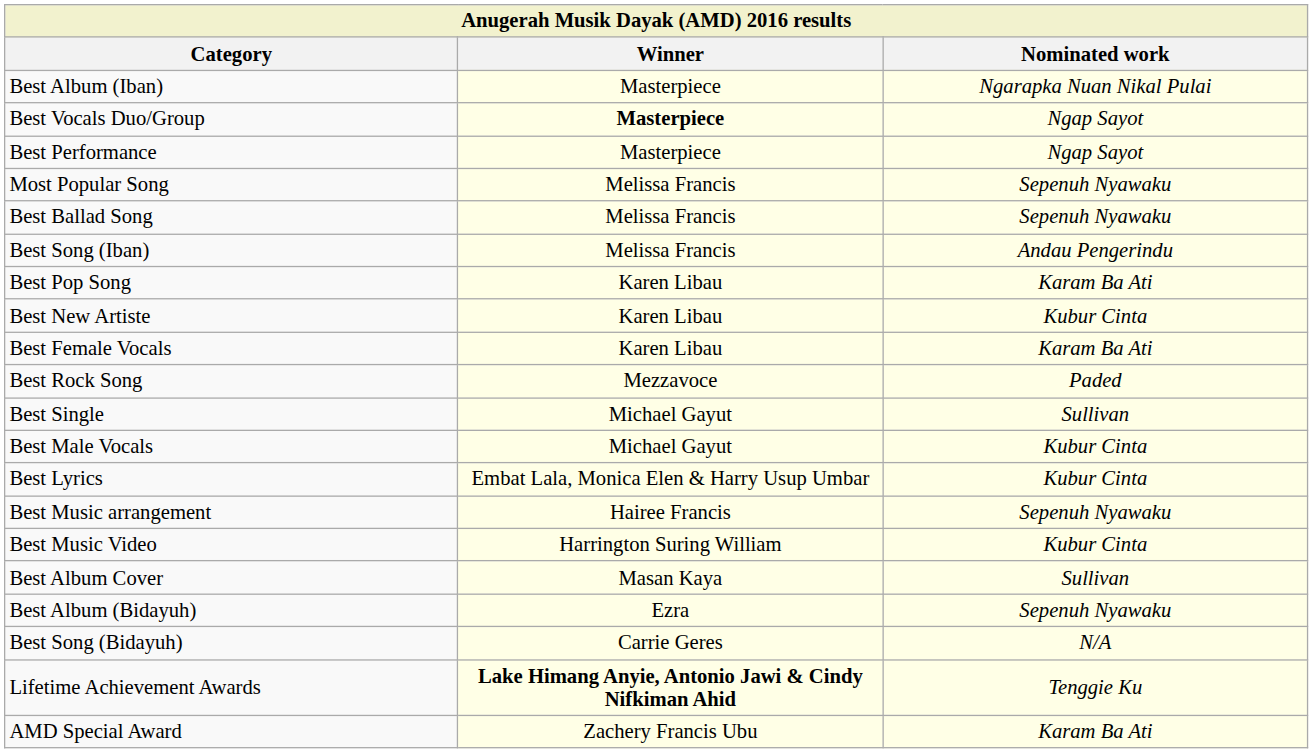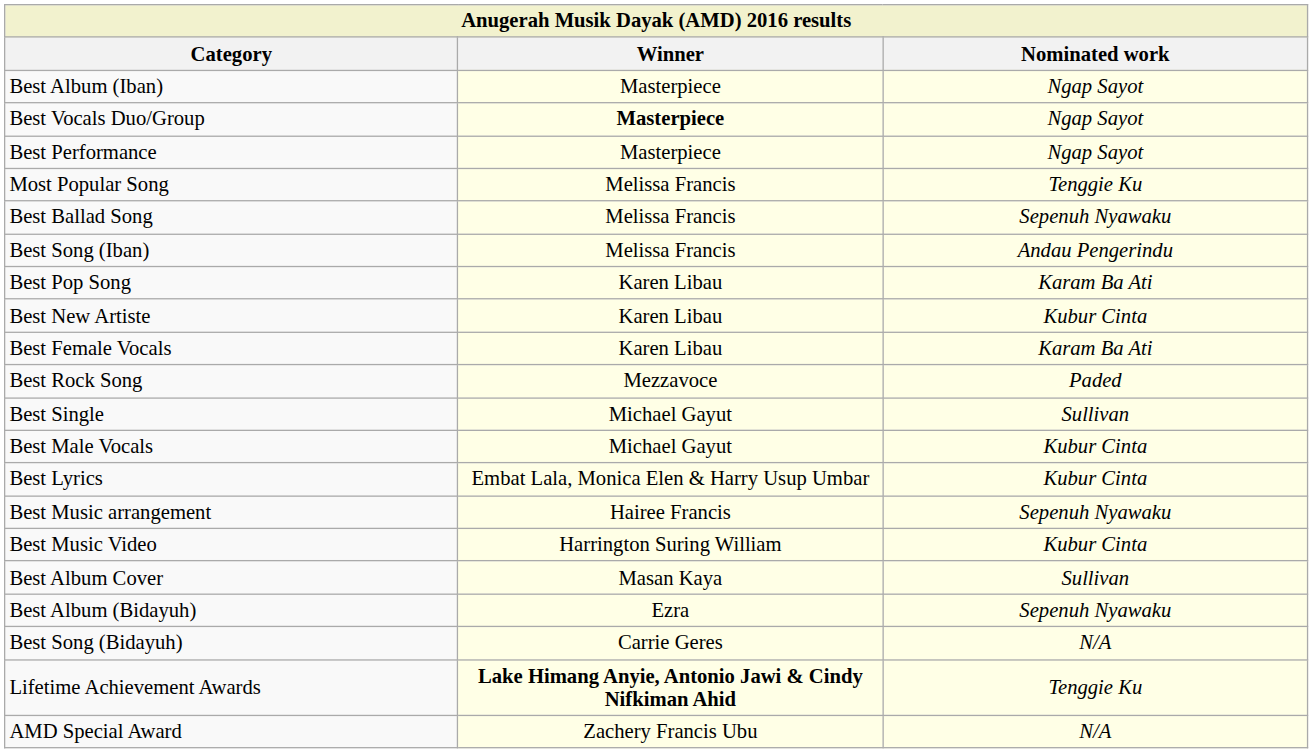(1095, 86) Ngarapka Nuan Nikal Pulai -> (1095, 86) Ngap Sayot
(1095, 184) Sepenuh Nyawaku -> (1095, 184) Tenggie Ku
(1095, 731) Karam Ba Ati -> (1095, 731) N/A
